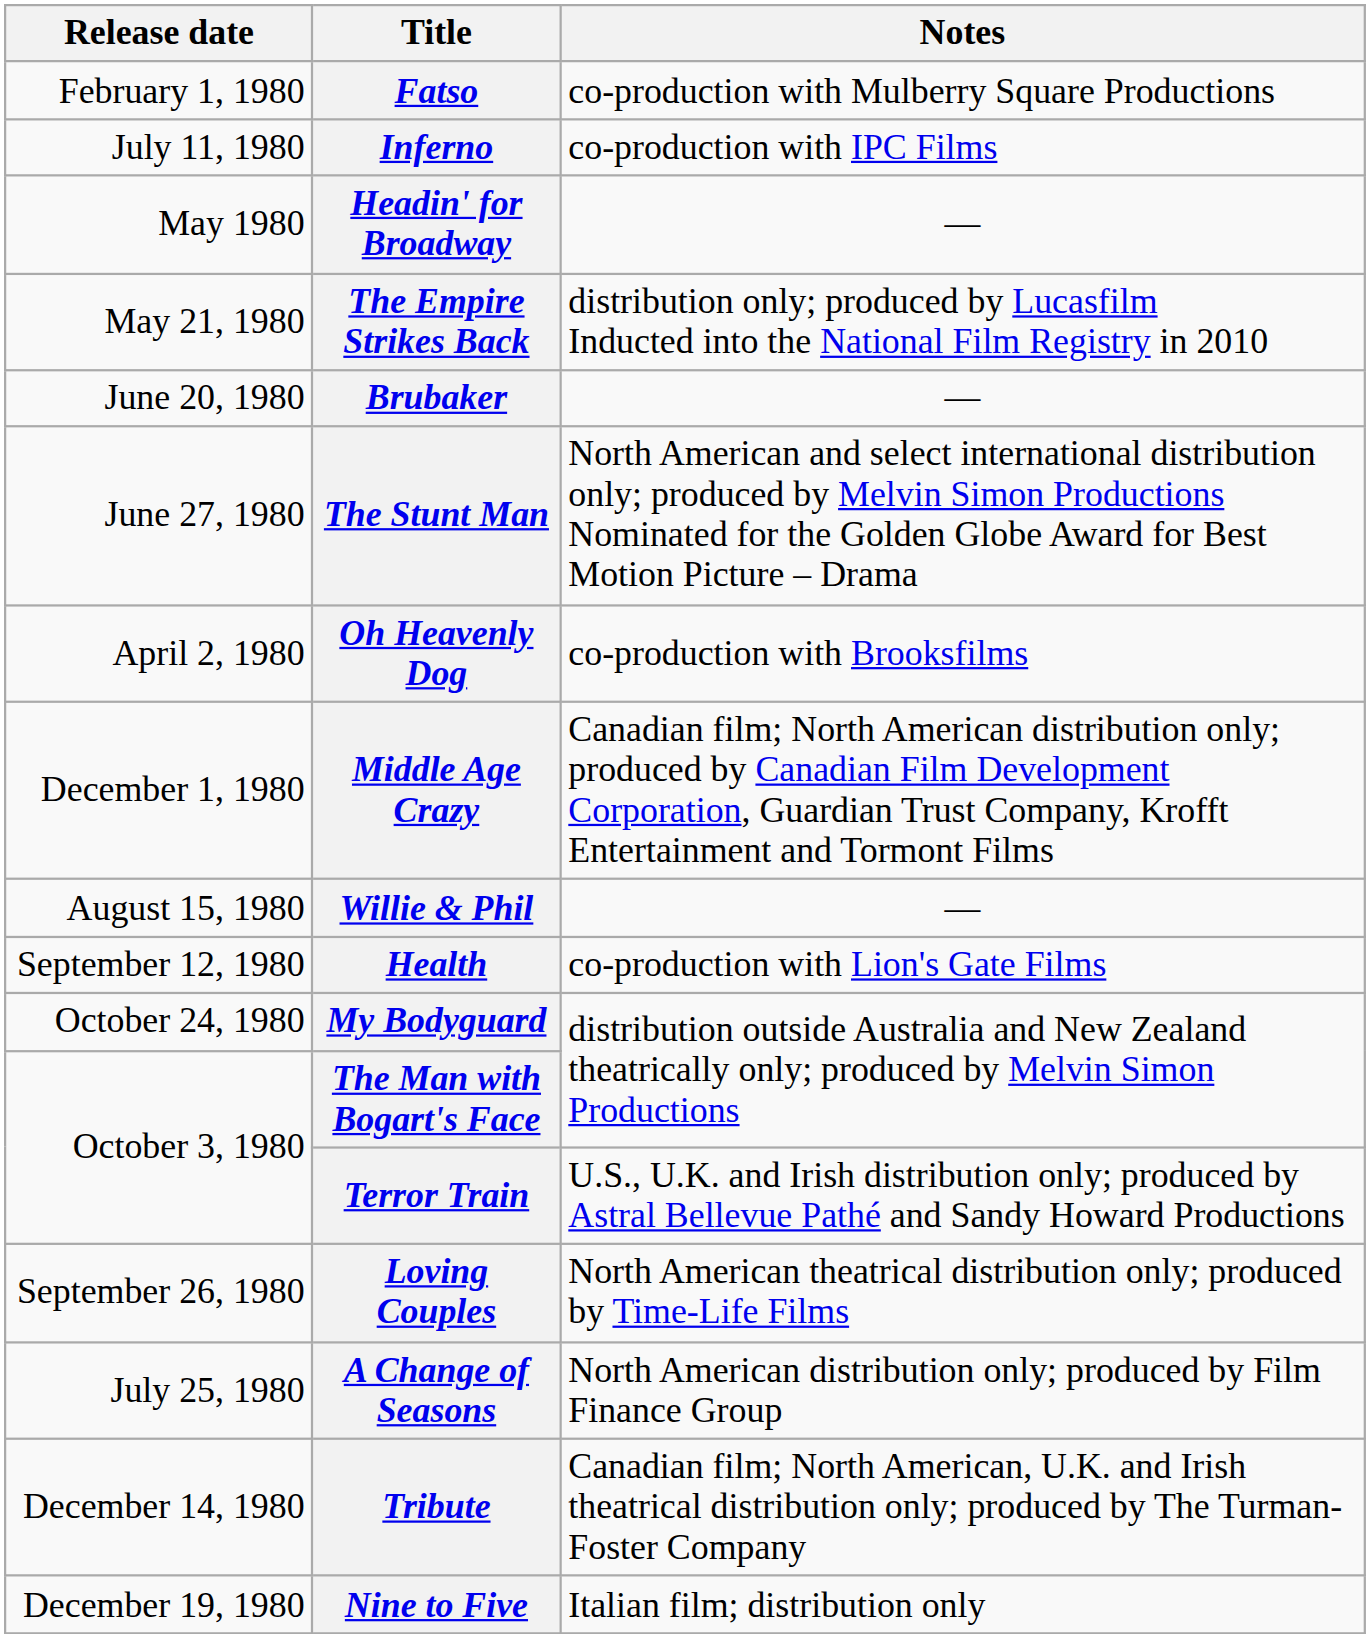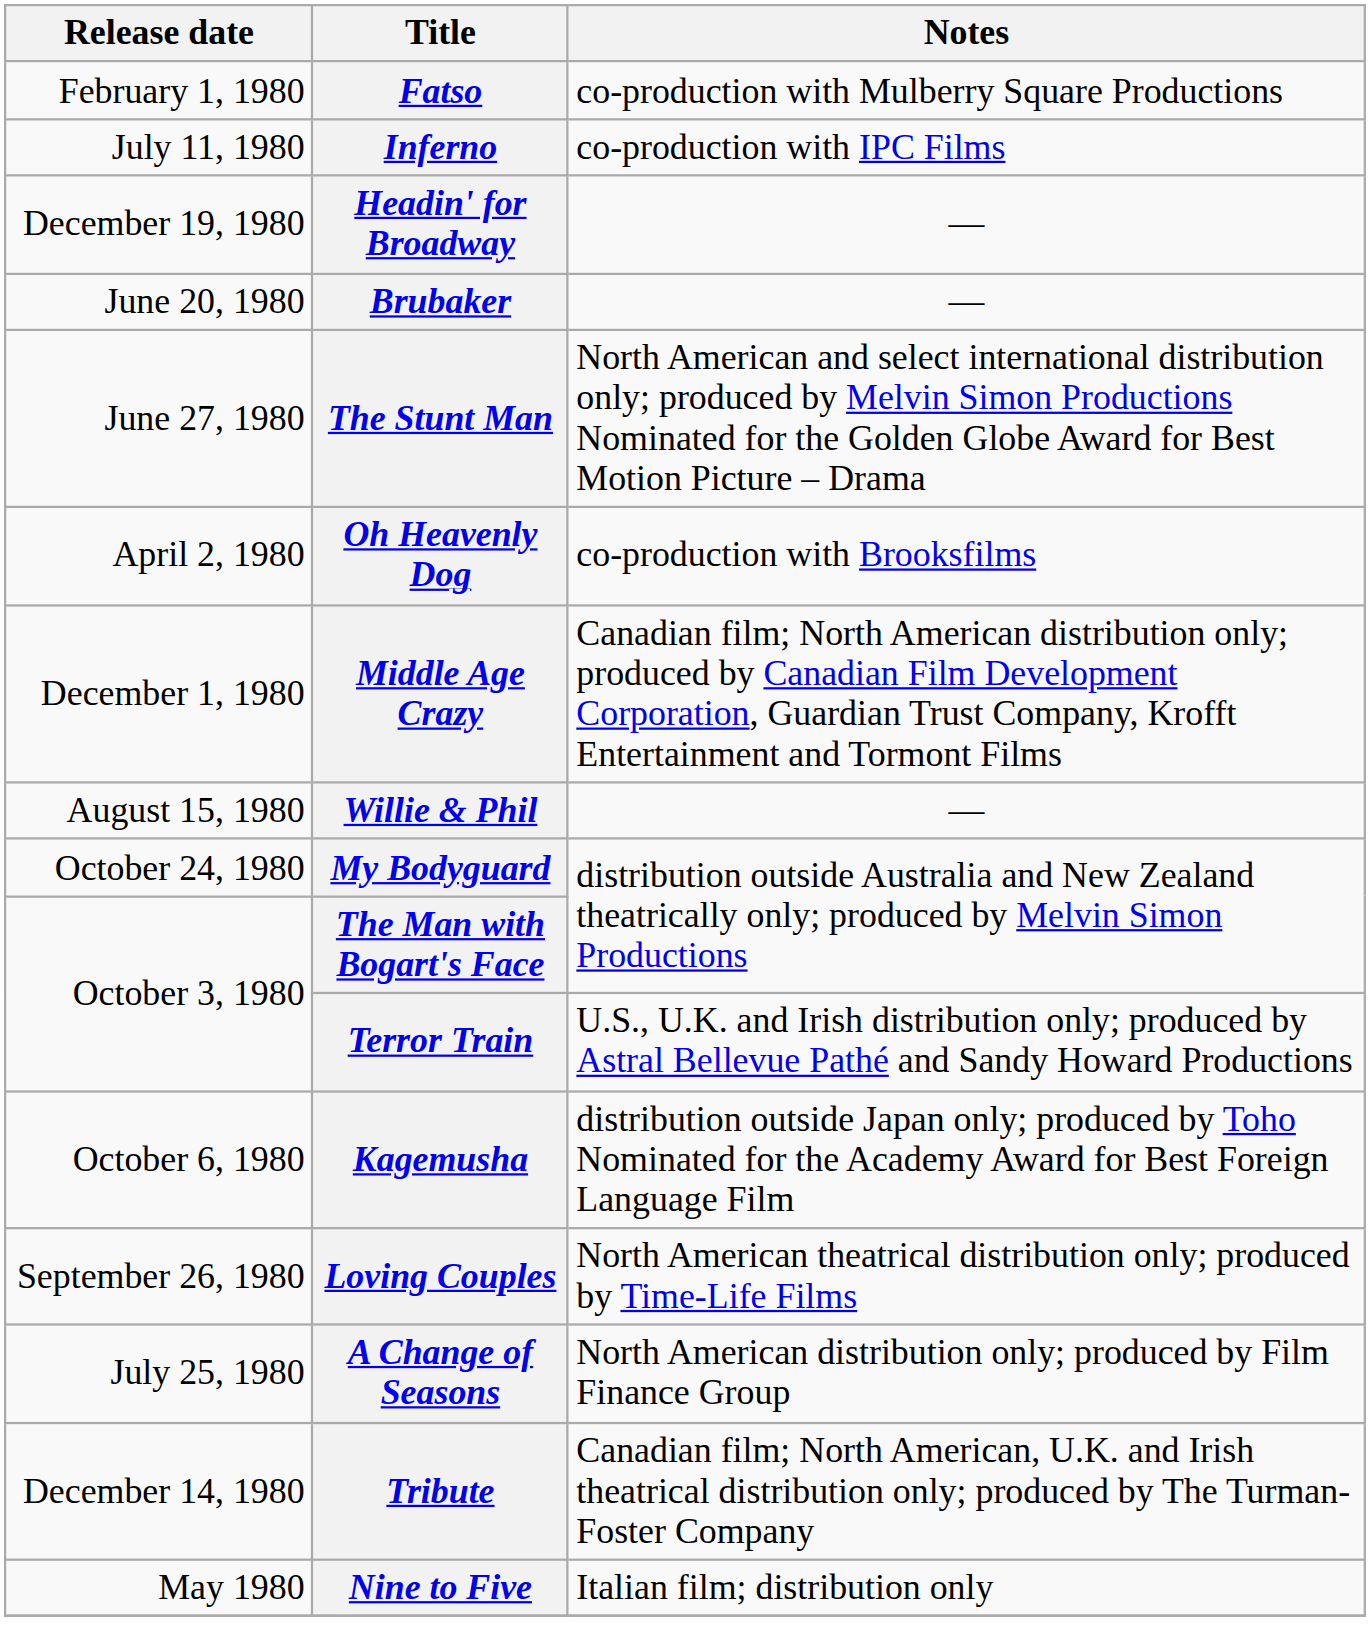(231, 223) May 1980 -> (164, 223) December 19, 1980
- row: (436, 320)
- row: (436, 964)
+ row: (440, 1158)
(164, 1604) December 19, 1980 -> (231, 1587) May 1980
